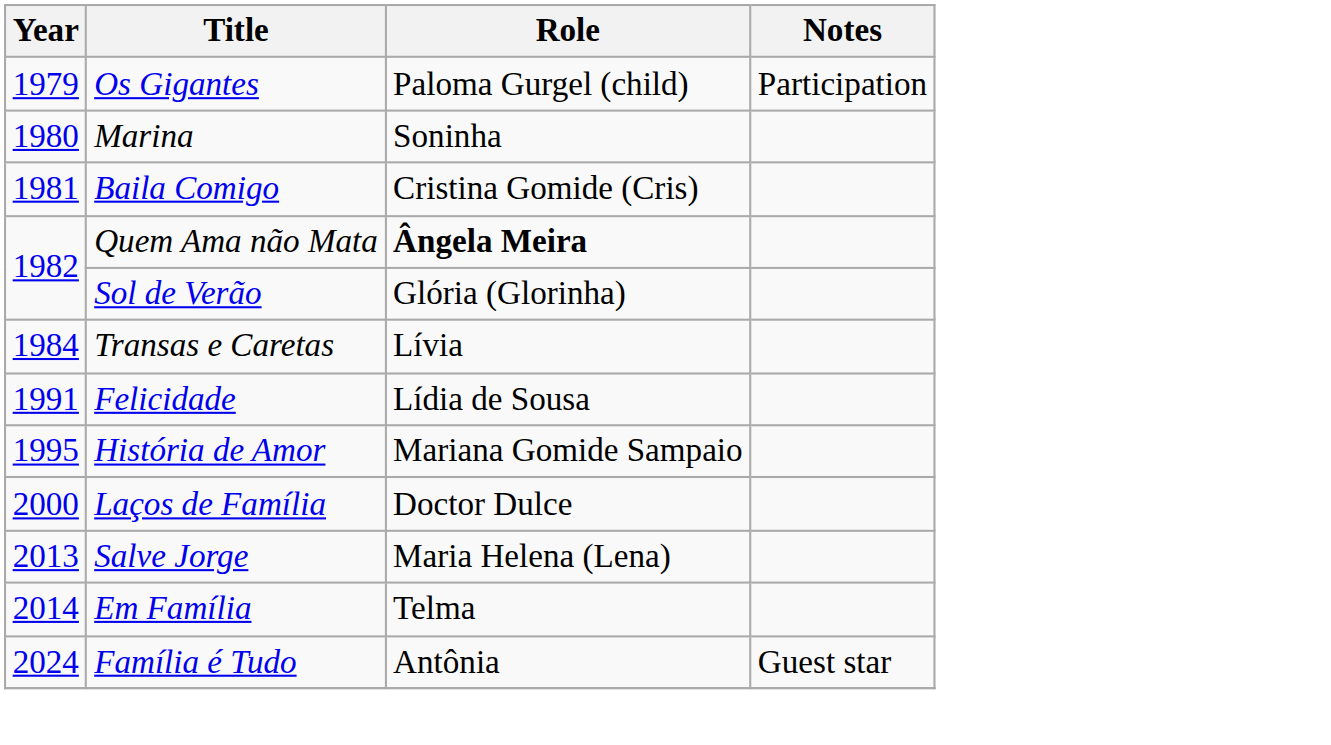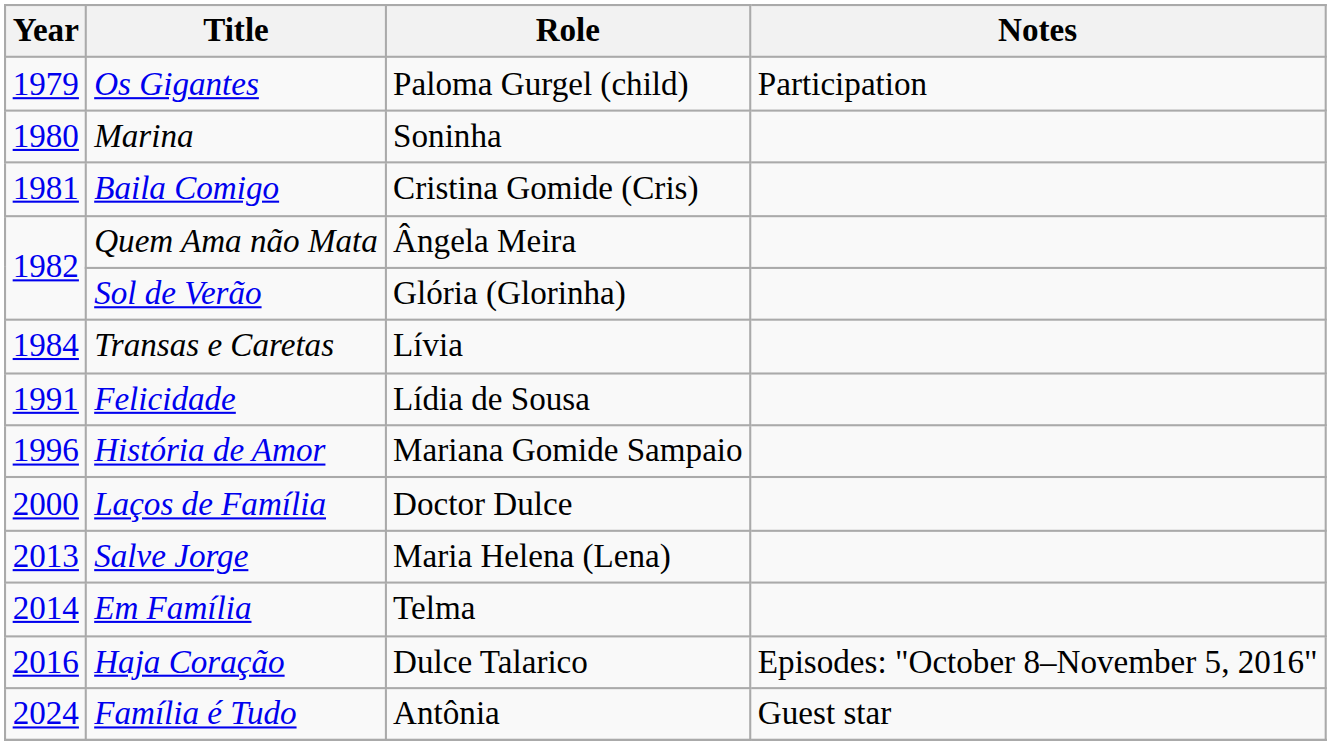(490, 240) bold -> (485, 240) normal
(46, 450) 1995 -> (46, 450) 1996
+ row: (189, 661)
